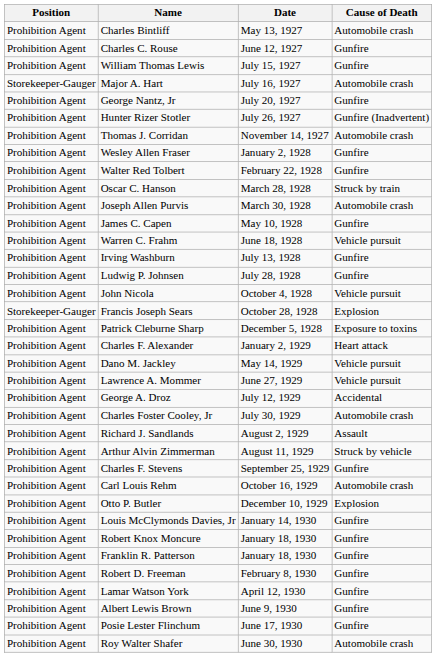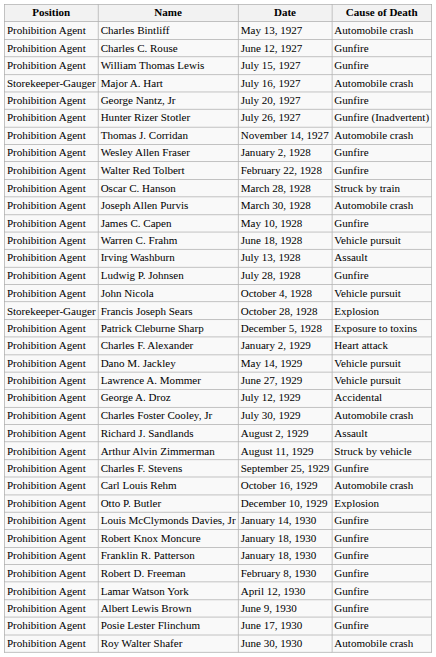(352, 258) Gunfire -> (351, 258) Assault
